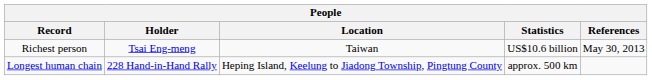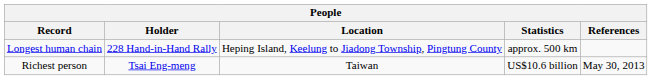rows swapped: (54, 48) <-> (54, 65)
